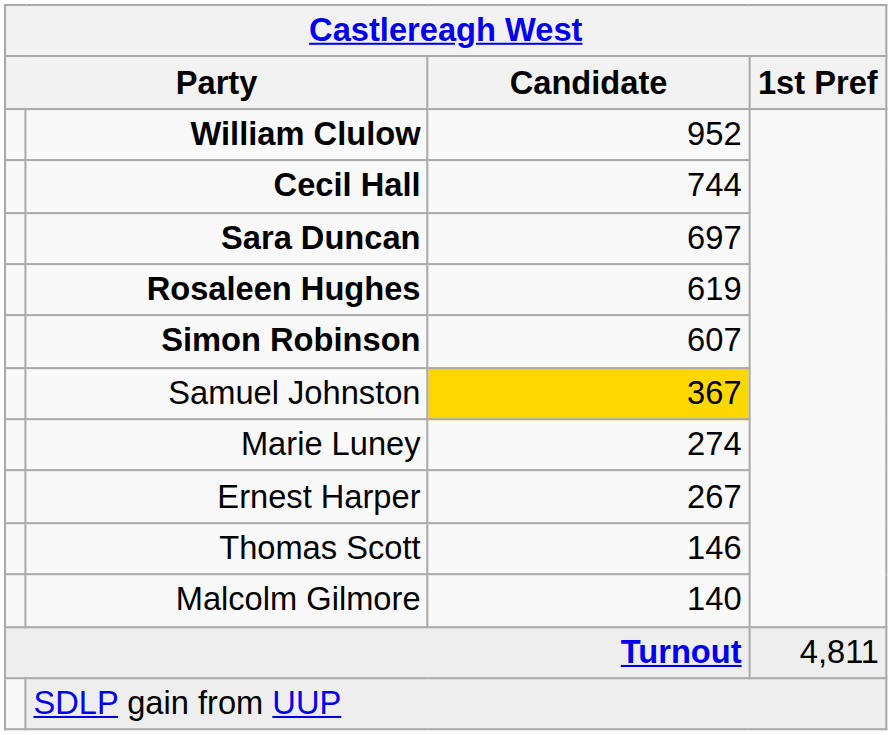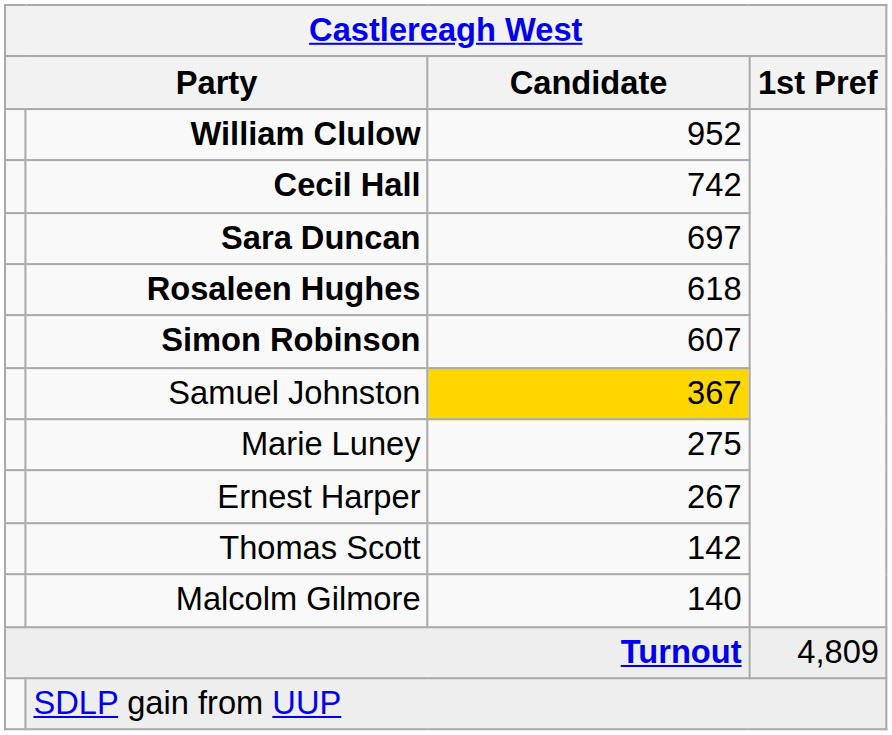(714, 185) 744 -> (714, 185) 742
(714, 289) 619 -> (714, 289) 618
(714, 444) 274 -> (714, 444) 275
(714, 548) 146 -> (714, 548) 142
(839, 651) 4,811 -> (838, 651) 4,809
